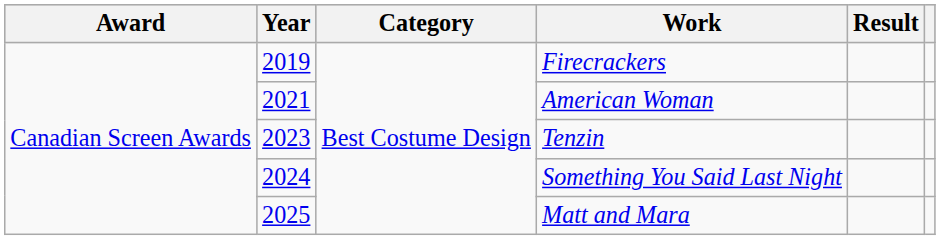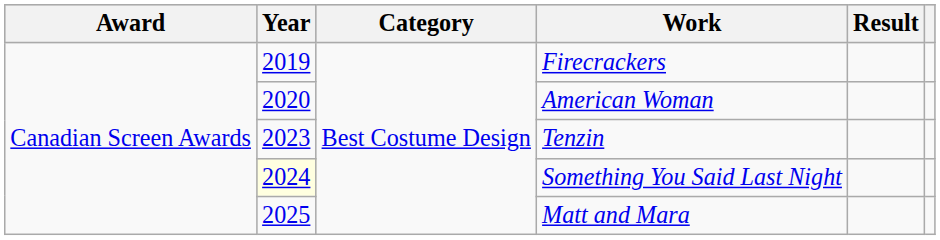(286, 100) 2021 -> (286, 100) 2020
(286, 176) no background -> (286, 176) lightyellow background
